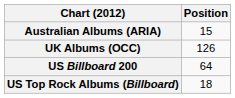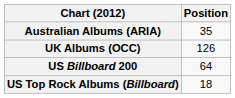(206, 31) 15 -> (206, 31) 35
